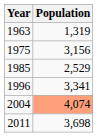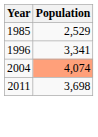- row: (19, 31)
- row: (19, 50)
